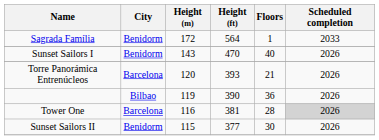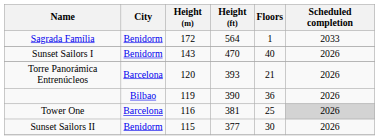(270, 111) 28 -> (270, 111) 25
